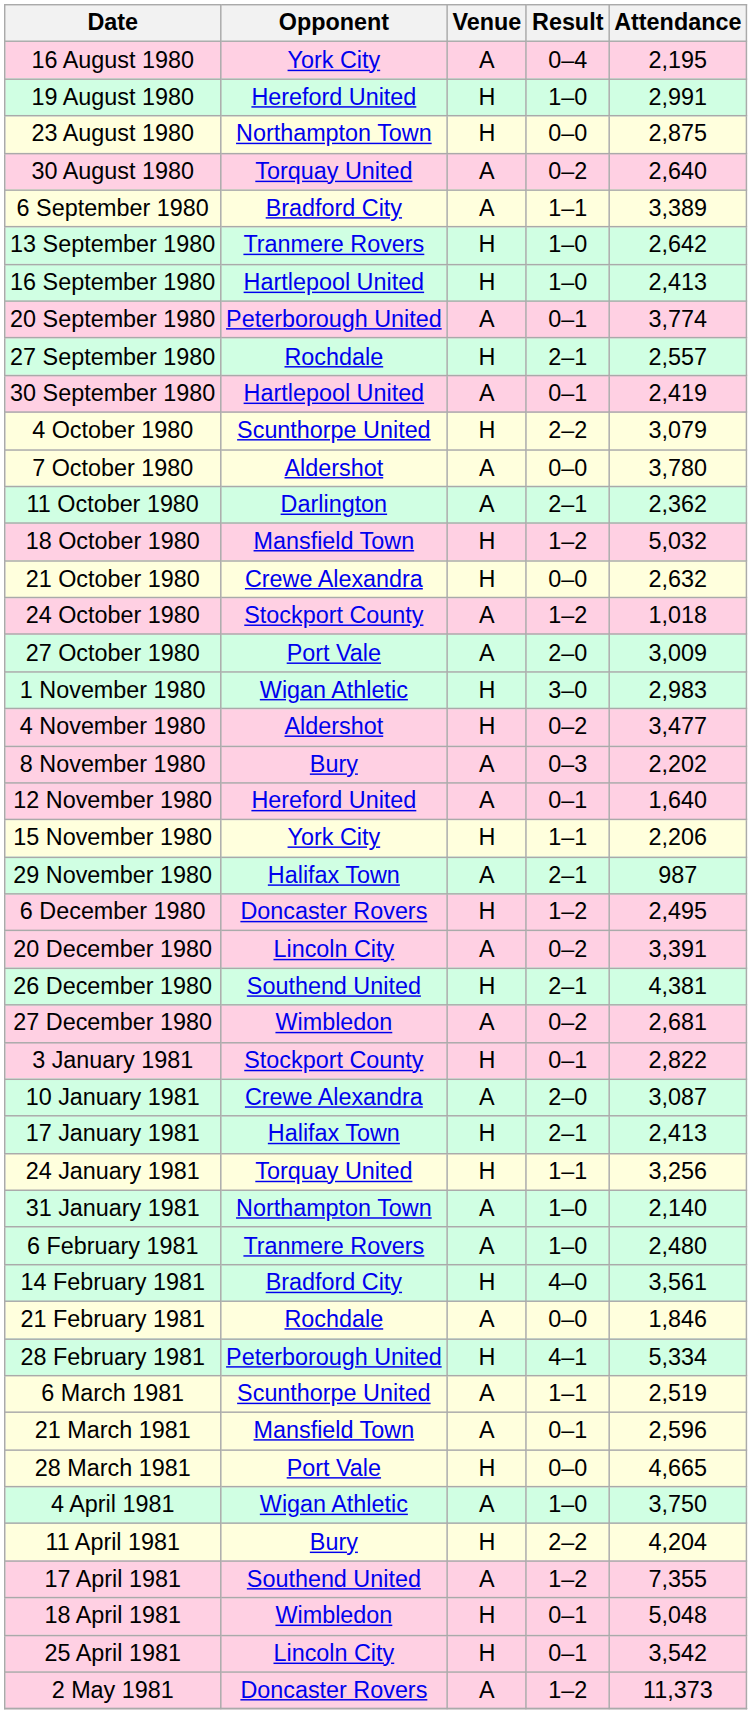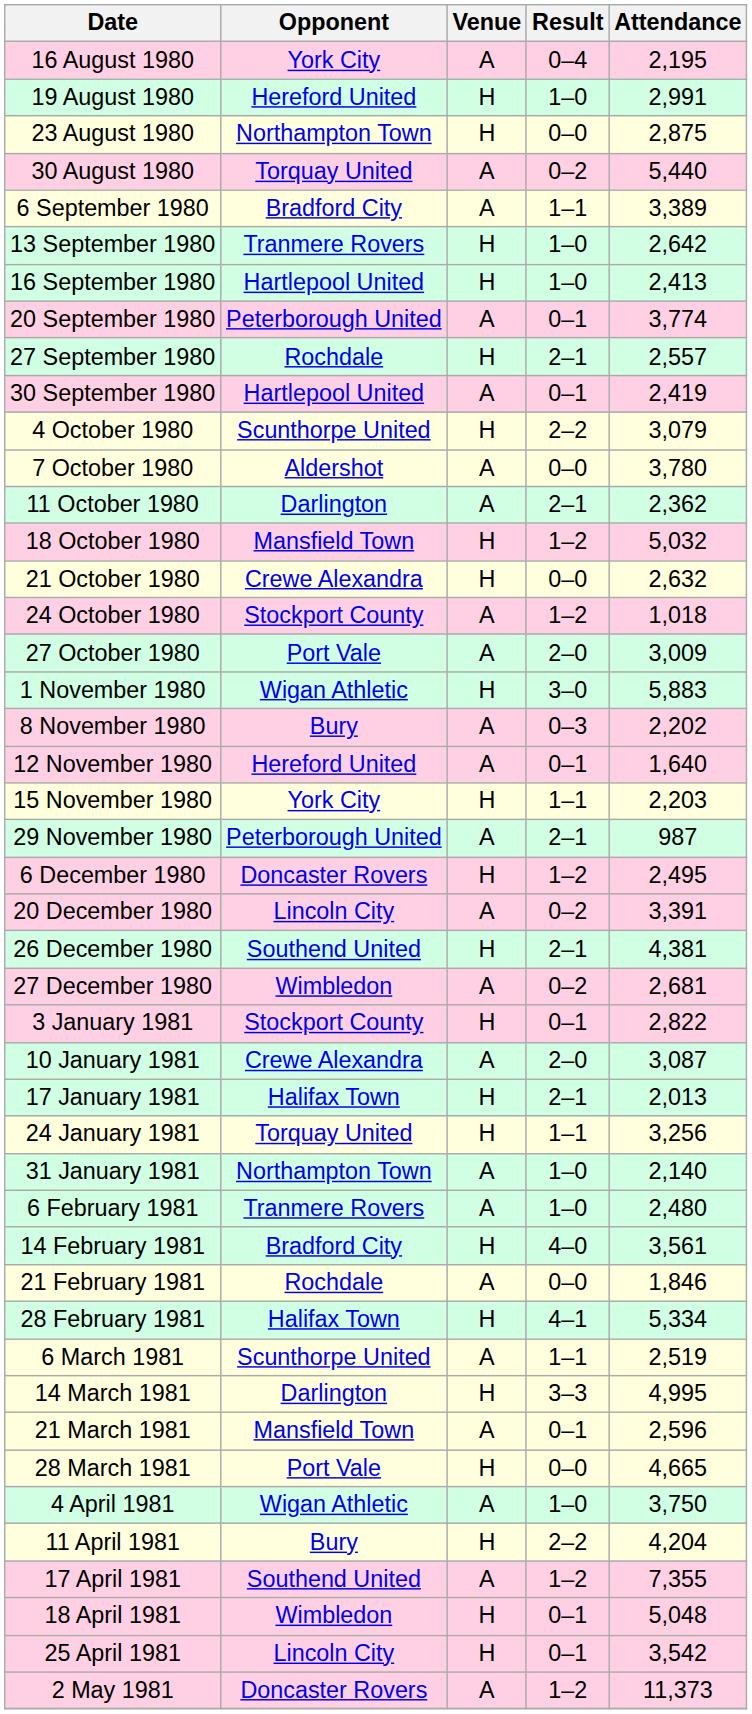(678, 171) 2,640 -> (678, 171) 5,440
(678, 689) 2,983 -> (678, 689) 5,883
- row: (113, 726)
(678, 838) 2,206 -> (678, 801) 2,203
(334, 875) Halifax Town -> (334, 838) Peterborough United
(678, 1134) 2,413 -> (678, 1097) 2,013
(334, 1356) Peterborough United -> (334, 1319) Halifax Town
+ row: (113, 1393)
